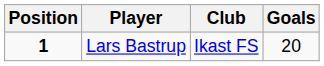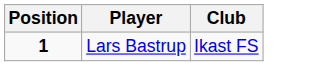- column: (291, 18)
